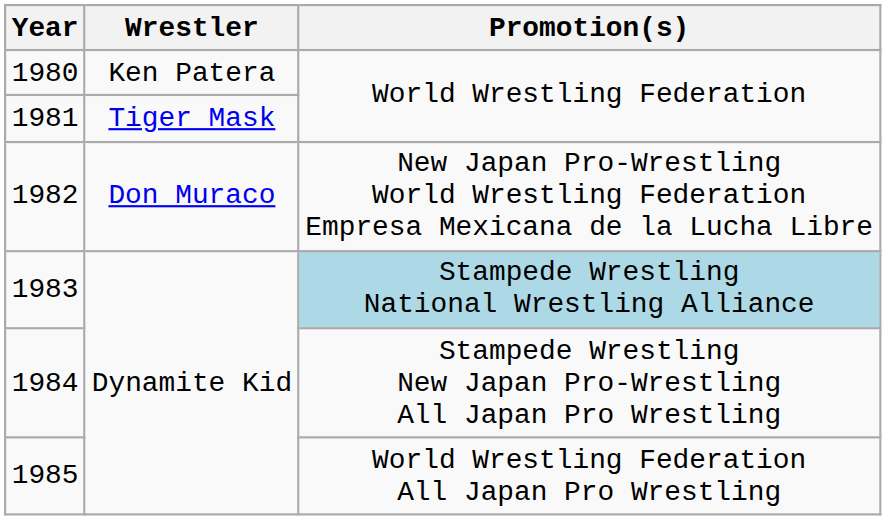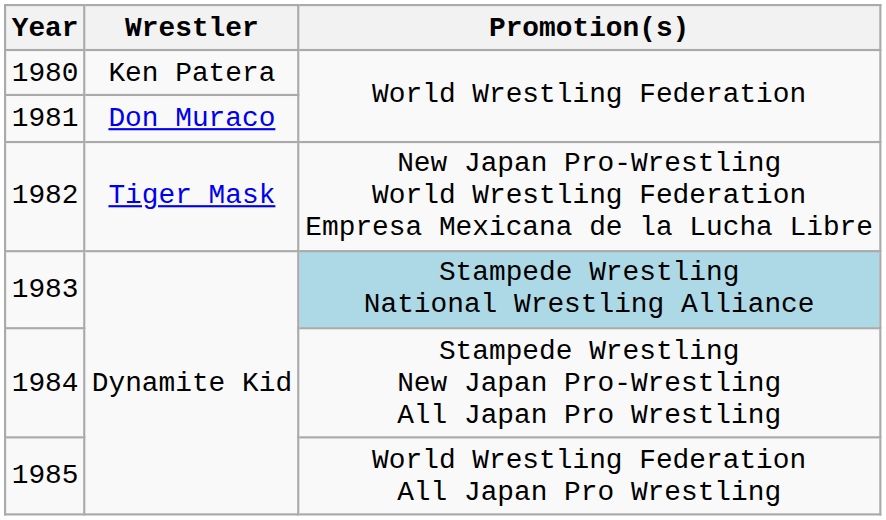(192, 118) Tiger Mask -> (192, 118) Don Muraco
(192, 196) Don Muraco -> (192, 196) Tiger Mask
